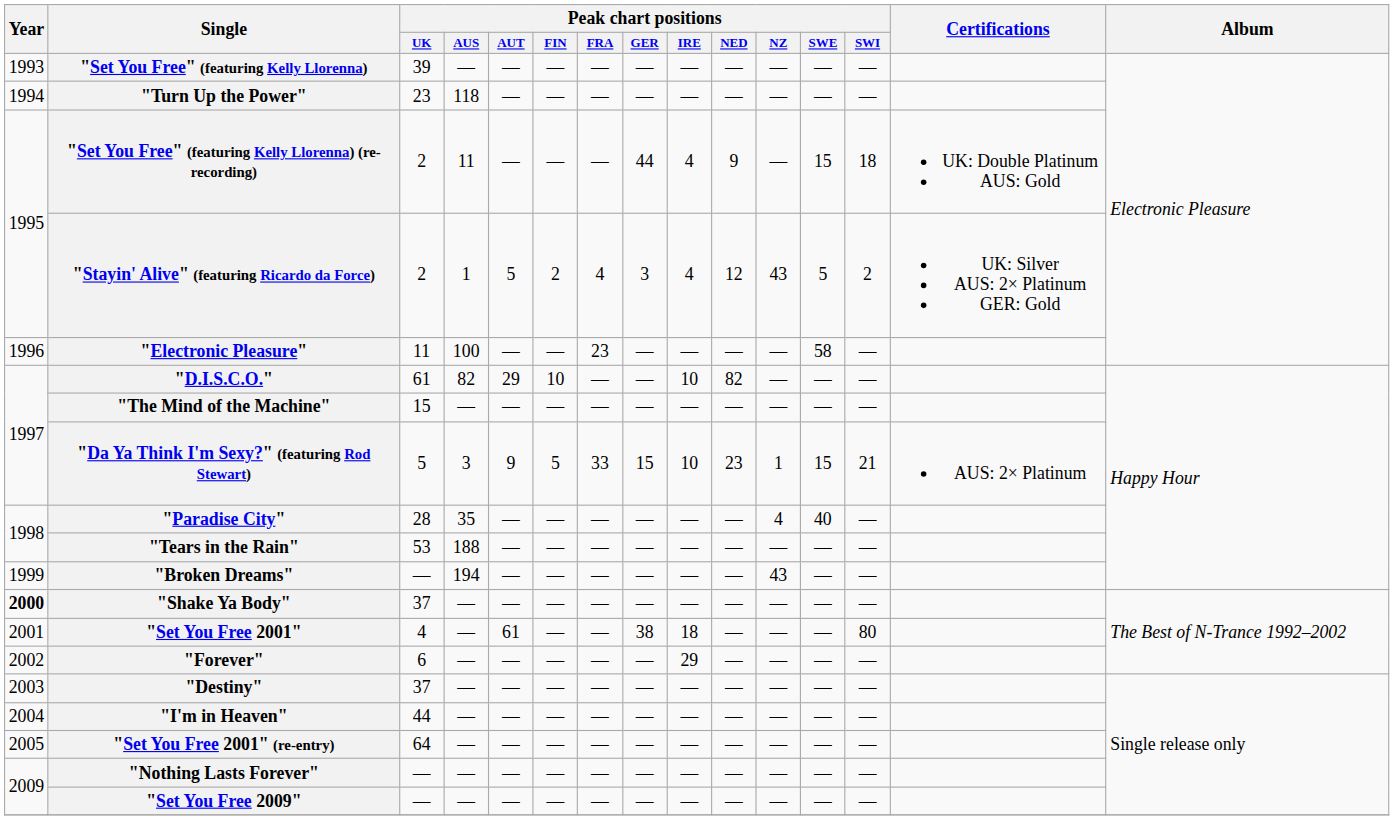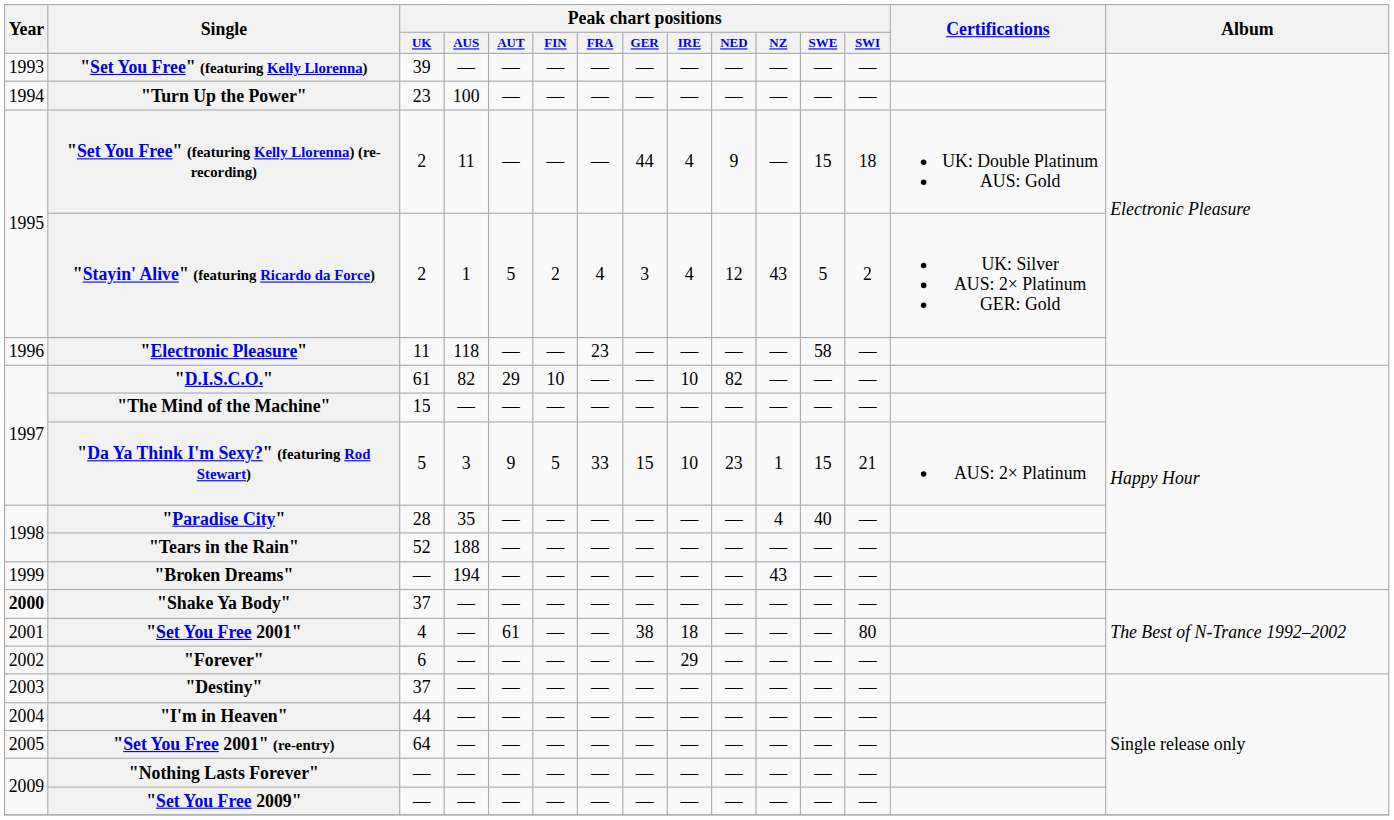(466, 95) 118 -> (466, 95) 100
(466, 351) 100 -> (466, 351) 118
(422, 547) 53 -> (422, 547) 52
